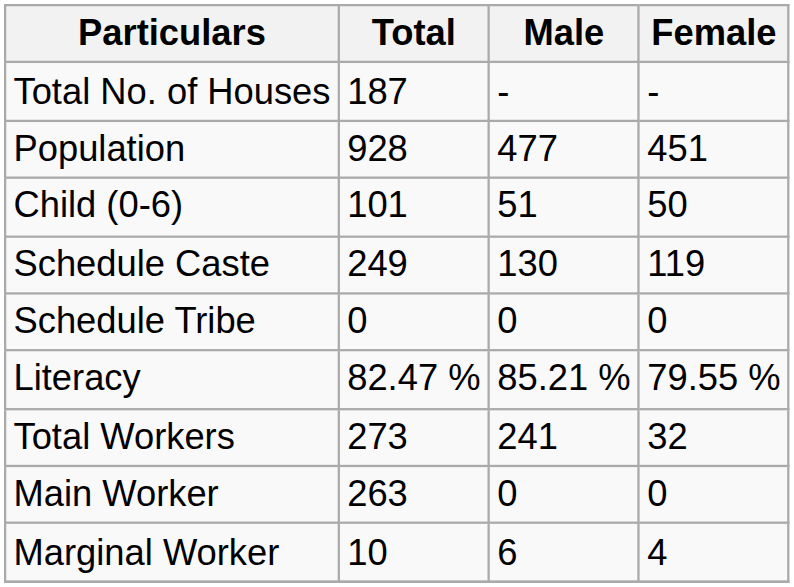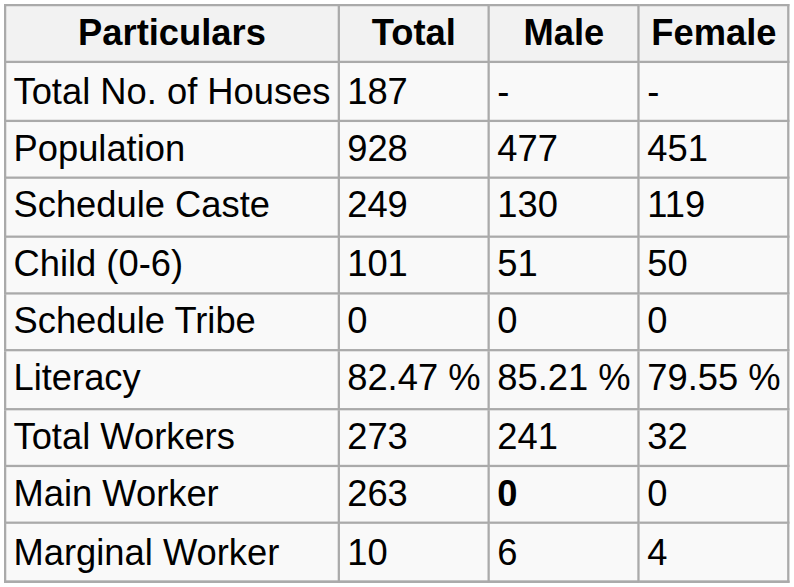rows swapped: (98, 206) <-> (142, 263)
(507, 494) normal -> (507, 494) bold
